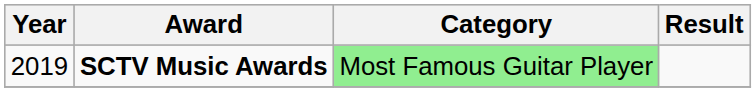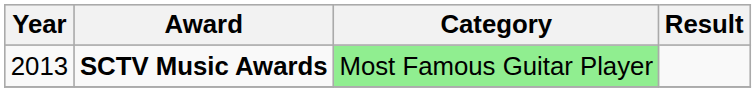(39, 65) 2019 -> (39, 65) 2013
